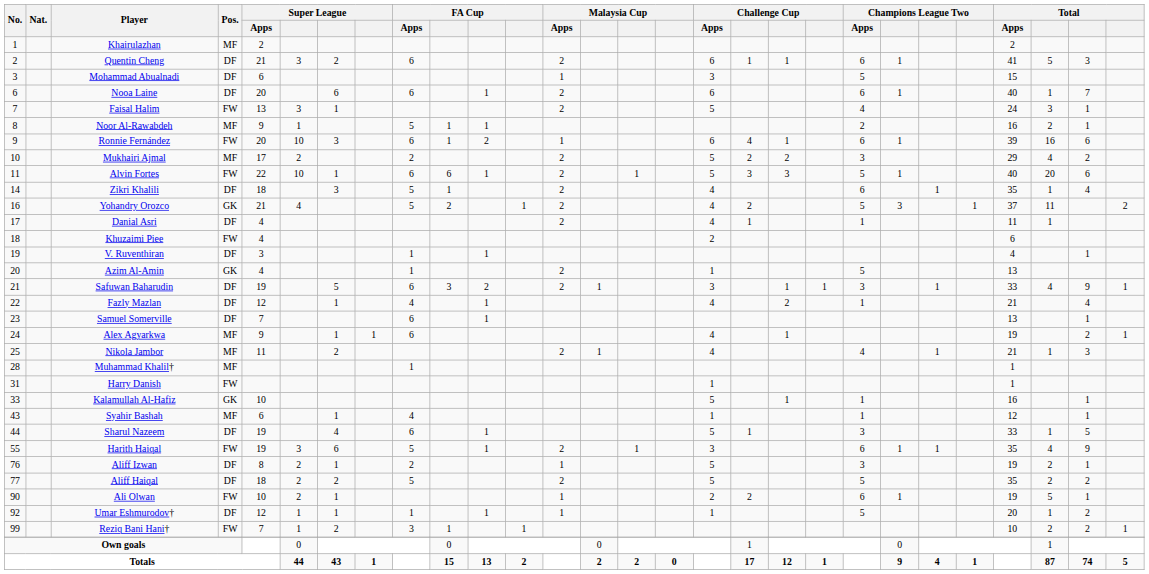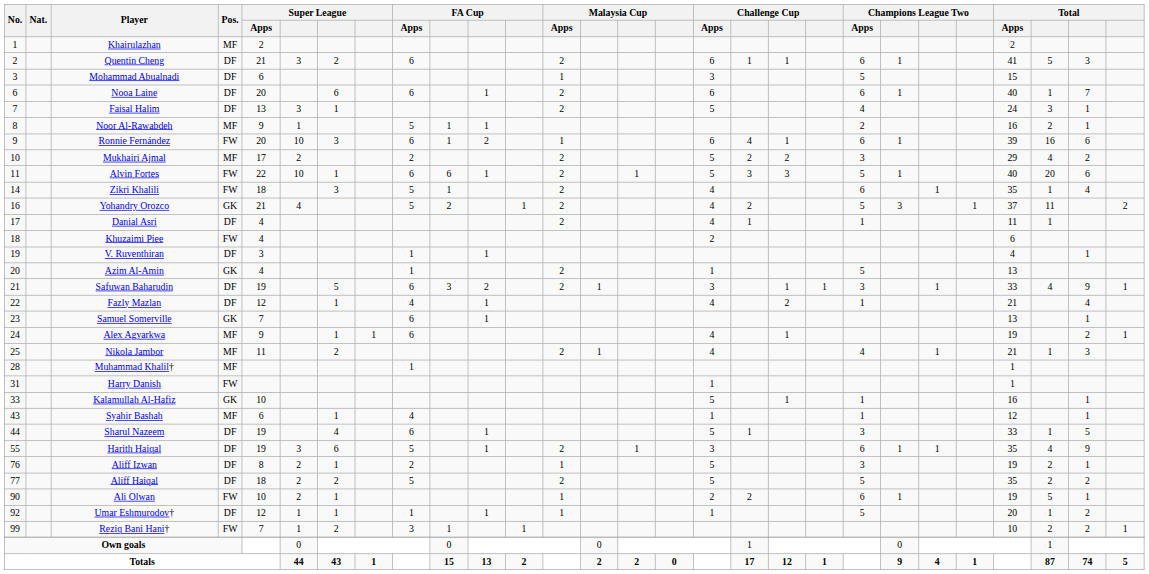(230, 109) FW -> (230, 109) DF
(230, 189) DF -> (230, 189) FW
(230, 319) DF -> (230, 319) GK
(230, 448) FW -> (230, 448) DF
